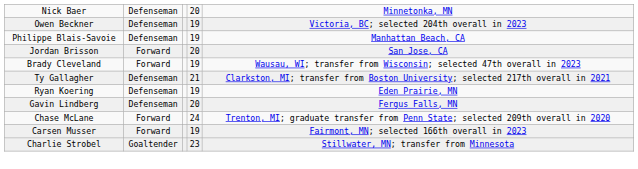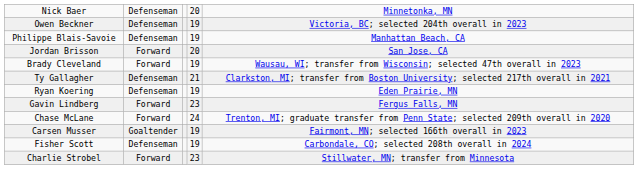(153, 104) Defenseman -> (153, 104) Forward
(195, 104) 20 -> (195, 104) 23
(153, 131) Forward -> (153, 131) Goaltender
+ row: (64, 144)
(153, 144) Goaltender -> (153, 158) Forward
